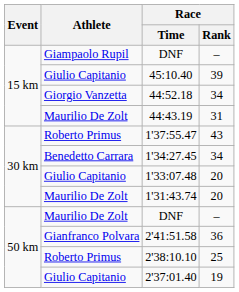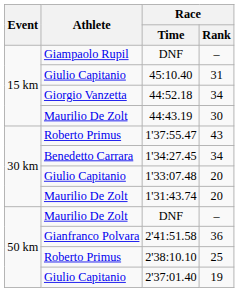(217, 75) 39 -> (217, 75) 31
(217, 115) 31 -> (217, 115) 30
